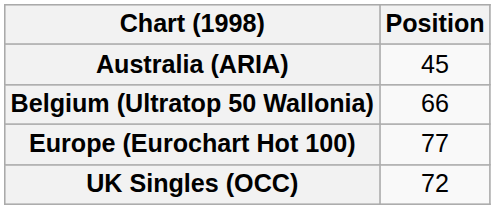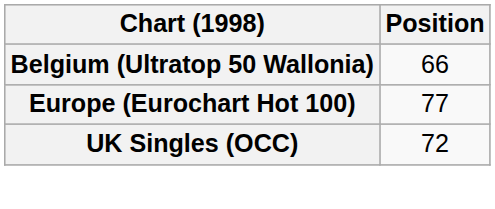- row: (192, 64)
